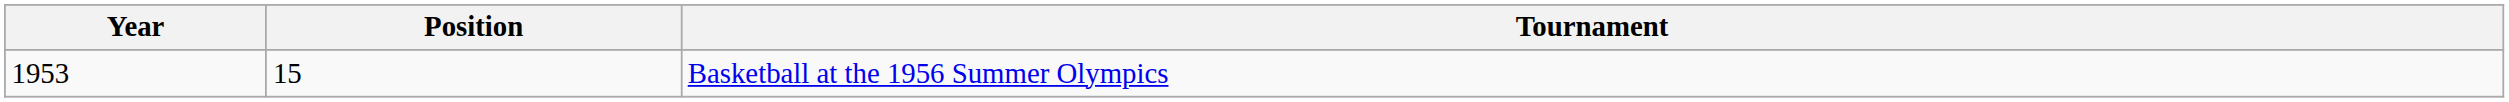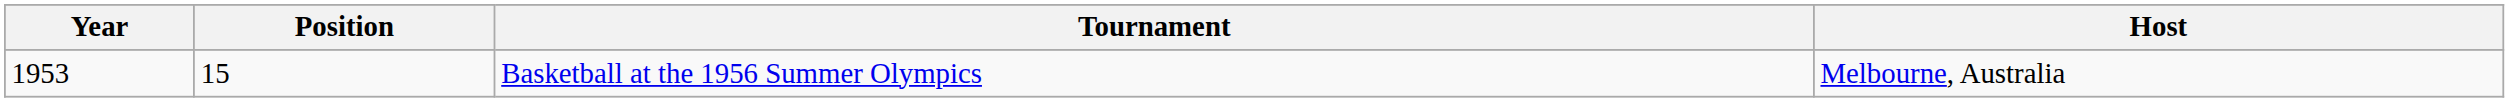+ column: (2158, 27)
